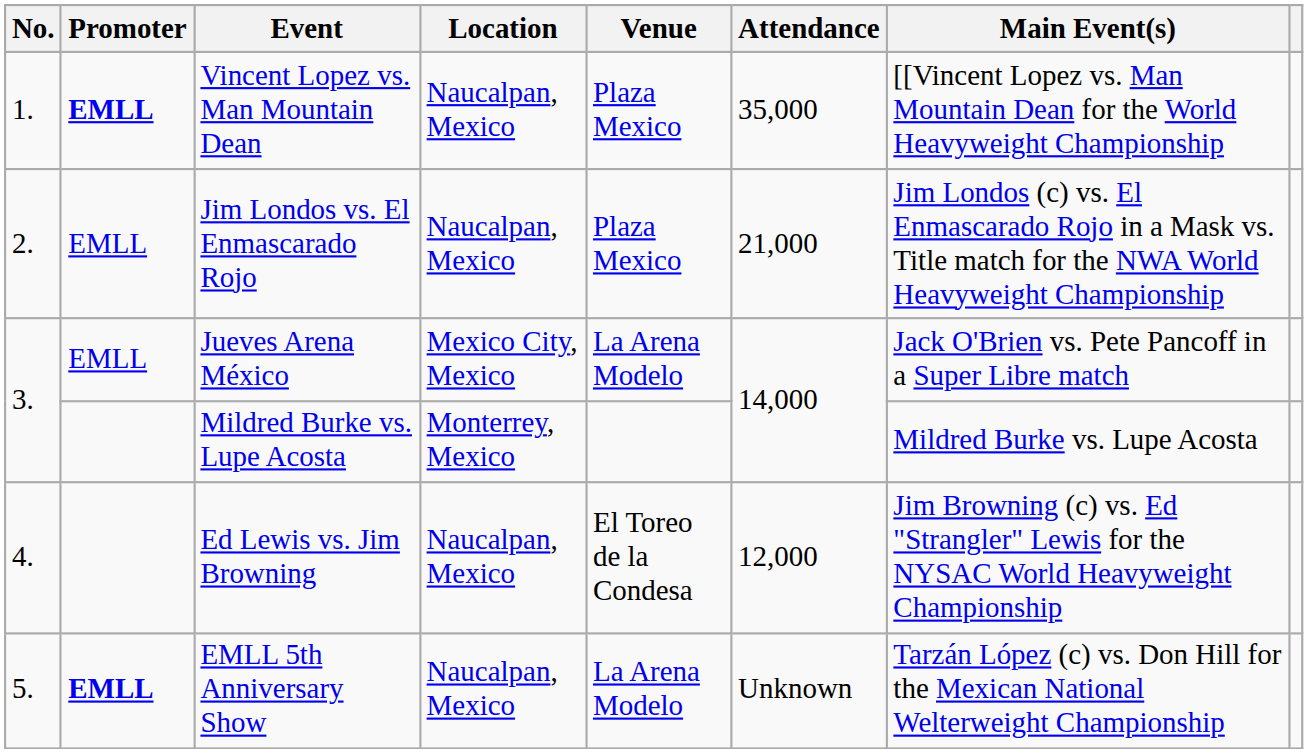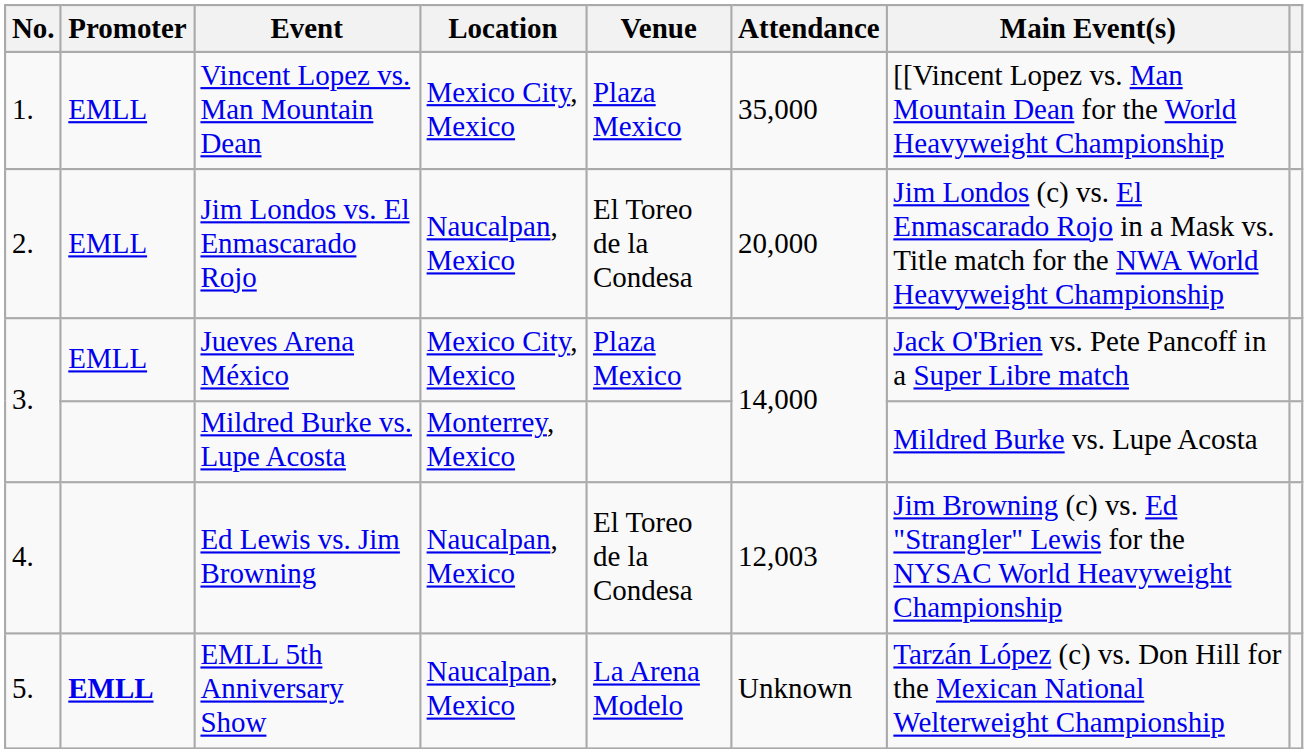(111, 109) bold -> (108, 109) normal
(492, 109) Naucalpan, Mexico -> (502, 109) Mexico City, Mexico
(637, 242) Plaza Mexico -> (643, 242) El Toreo de la Condesa
(778, 242) 21,000 -> (778, 242) 20,000
(646, 358) La Arena Modelo -> (637, 358) Plaza Mexico
(778, 556) 12,000 -> (778, 556) 12,003
